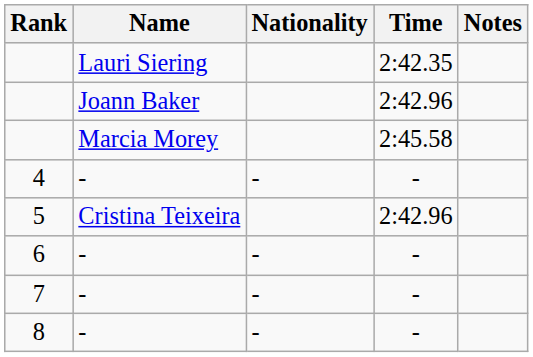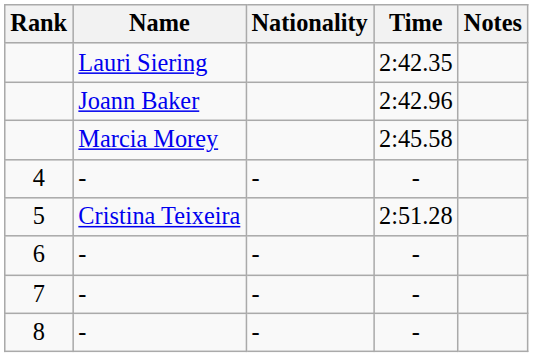(416, 216) 2:42.96 -> (416, 216) 2:51.28
